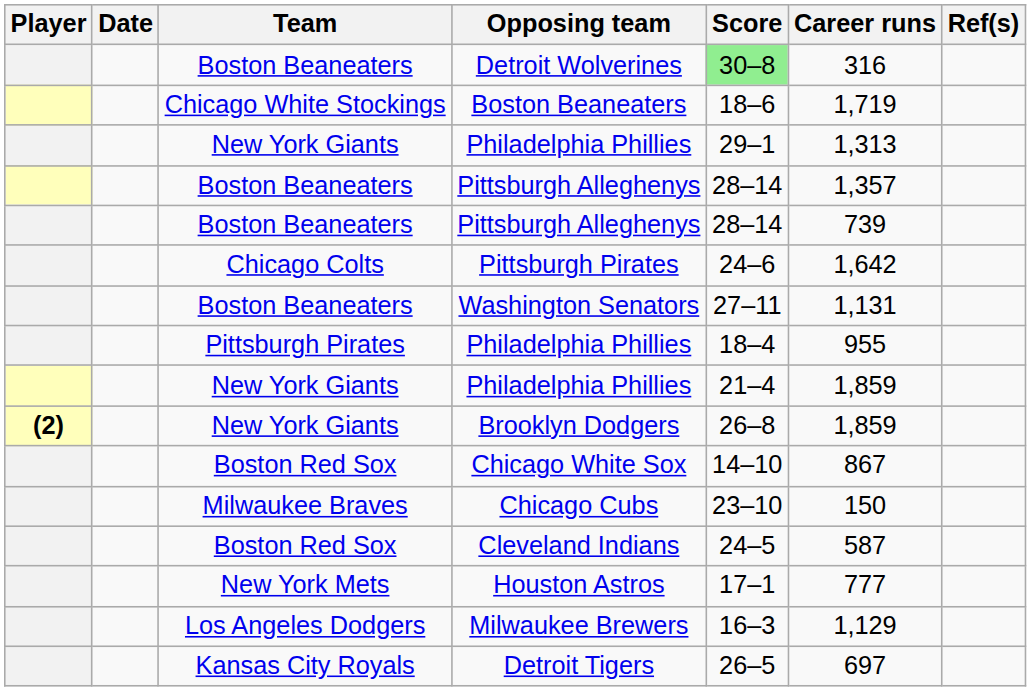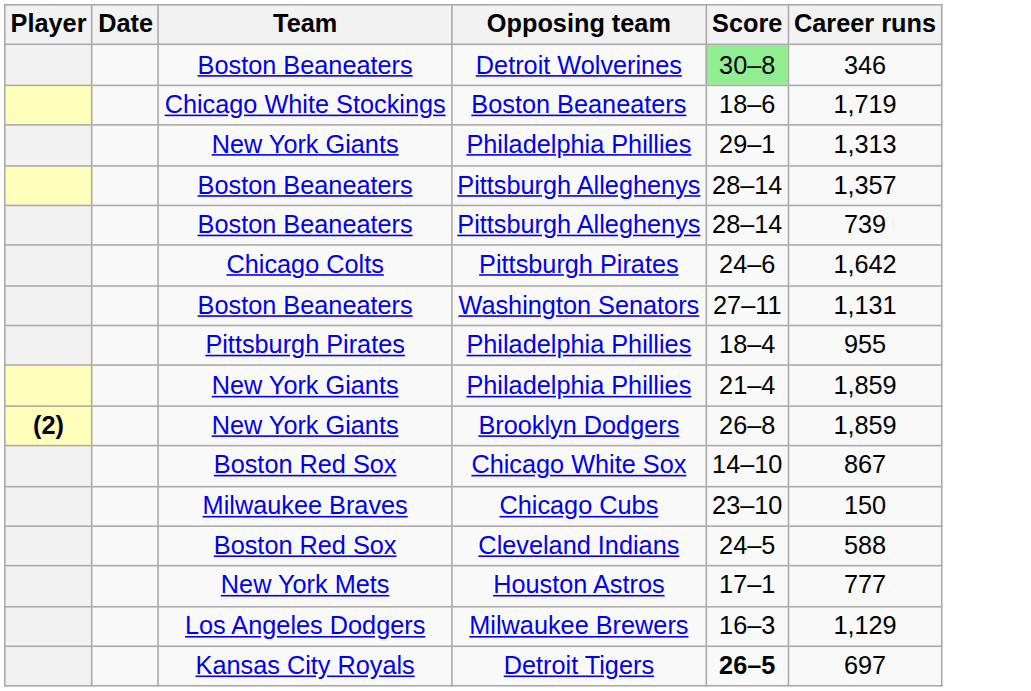- column: (983, 24)
(865, 64) 316 -> (865, 64) 346
(865, 545) 587 -> (865, 545) 588
(747, 666) normal -> (747, 666) bold
